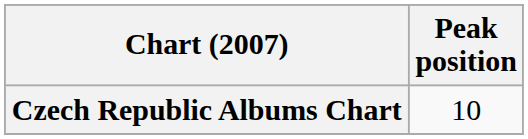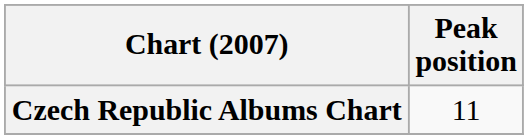(466, 109) 10 -> (466, 109) 11
